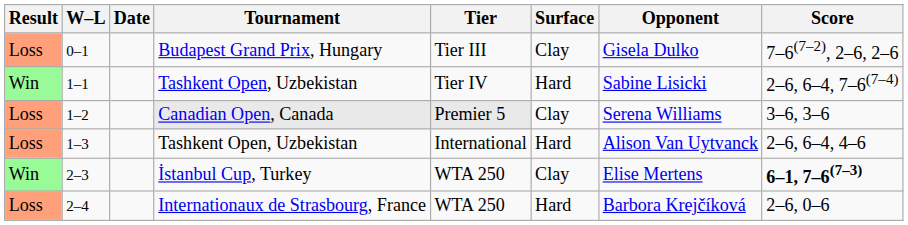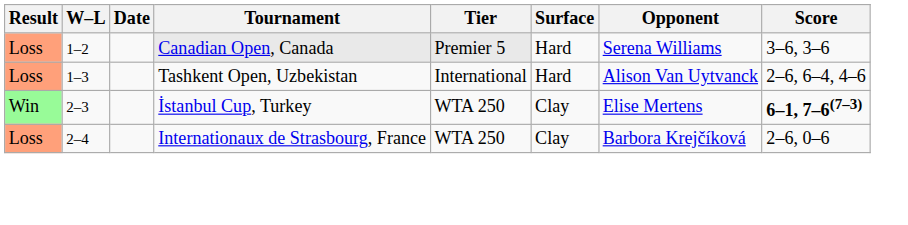- row: (78, 51)
- row: (78, 84)
(552, 114) Clay -> (553, 47) Hard
(553, 205) Hard -> (552, 138) Clay
